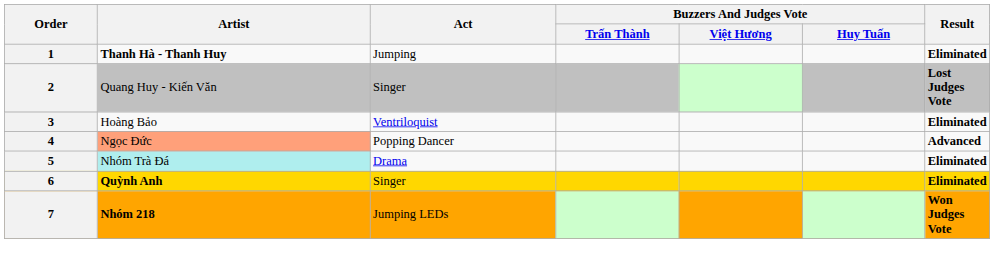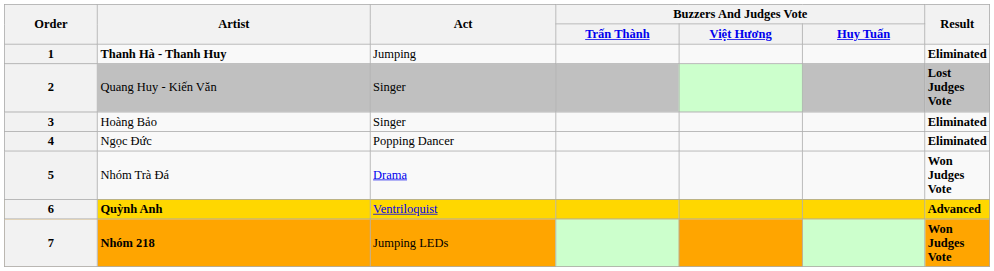(405, 121) Ventriloquist -> (389, 121) Singer
(126, 141) lightsalmon background -> (126, 141) no background
(954, 141) Advanced -> (957, 141) Eliminated
(135, 161) paleturquoise background -> (135, 175) no background
(957, 161) Eliminated -> (946, 175) Won Judges Vote
(389, 181) Singer -> (405, 209) Ventriloquist
(957, 181) Eliminated -> (954, 209) Advanced
